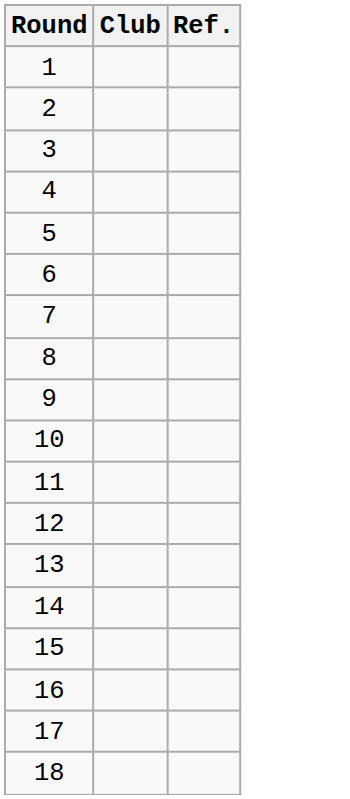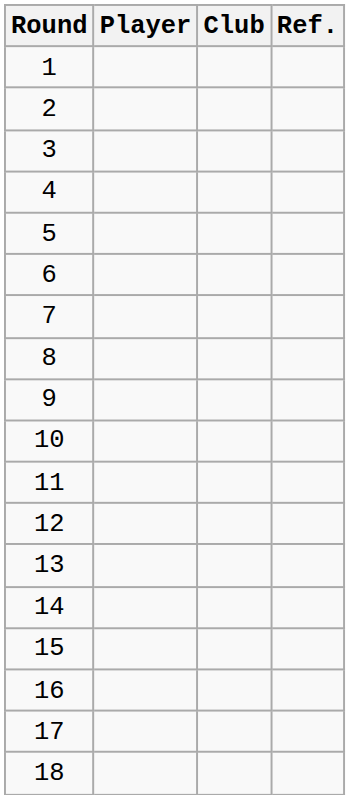+ column: (146, 26)
